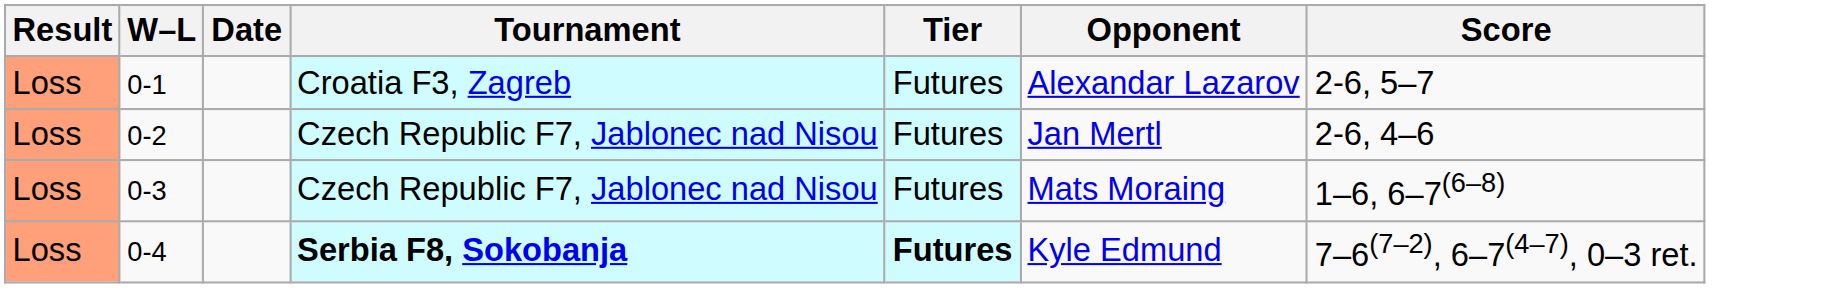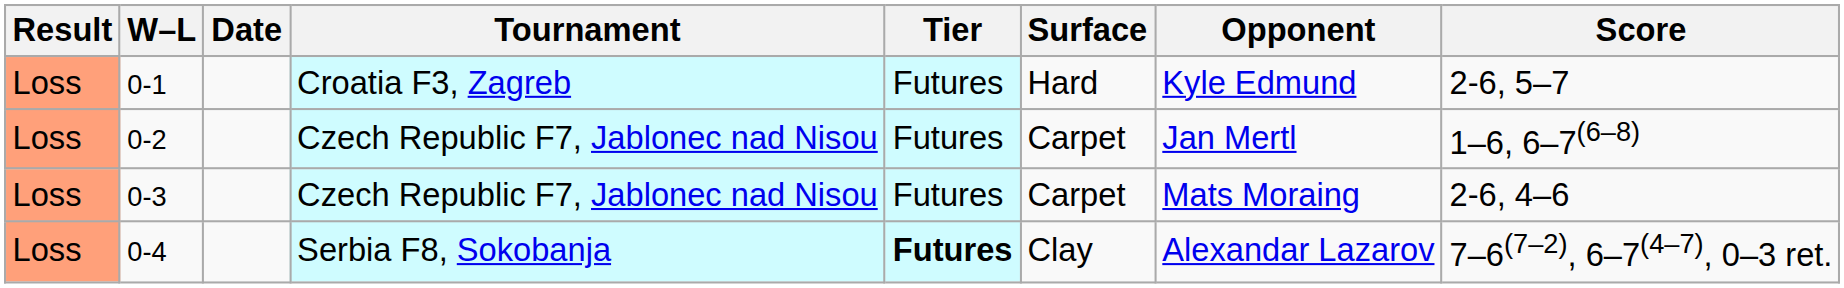+ column: (1087, 30)
(1164, 82) Alexandar Lazarov -> (1259, 82) Kyle Edmund
(1375, 133) 2-6, 4–6 -> (1545, 138) 1–6, 6–7(6–8)
(1410, 190) 1–6, 6–7(6–8) -> (1509, 194) 2-6, 4–6
(462, 250) bold -> (454, 250) normal
(1125, 250) Kyle Edmund -> (1298, 250) Alexandar Lazarov
